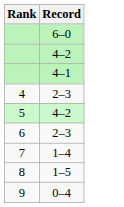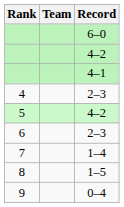+ column: (57, 14)
